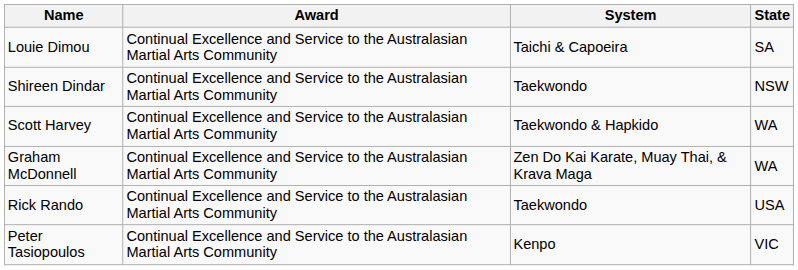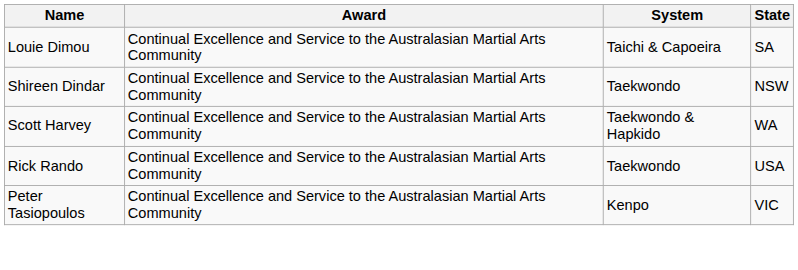- row: (42, 165)
